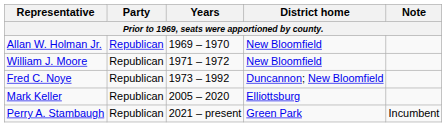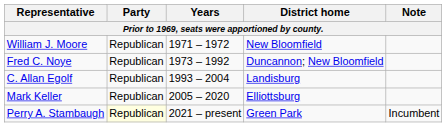- row: (54, 44)
+ row: (40, 79)
(136, 113) no background -> (136, 113) lightyellow background
